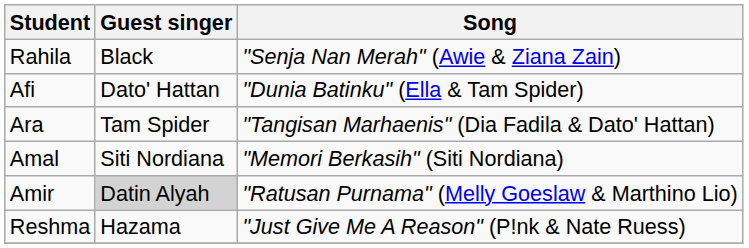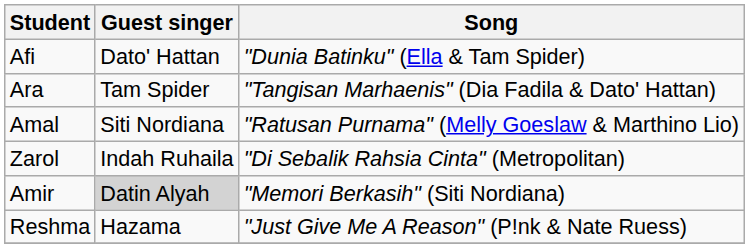- row: (40, 56)
(403, 159) "Memori Berkasih" (Siti Nordiana) -> (491, 125) "Ratusan Purnama" (Melly Goeslaw & Marthino Lio)
+ row: (34, 159)
(490, 193) "Ratusan Purnama" (Melly Goeslaw & Marthino Lio) -> (404, 193) "Memori Berkasih" (Siti Nordiana)
